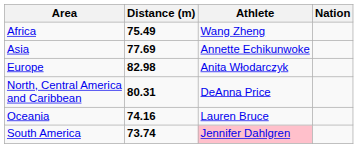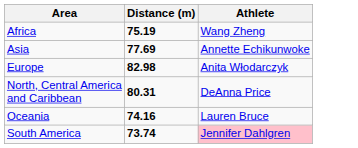- column: (333, 13)
(141, 31) 75.49 -> (141, 31) 75.19
